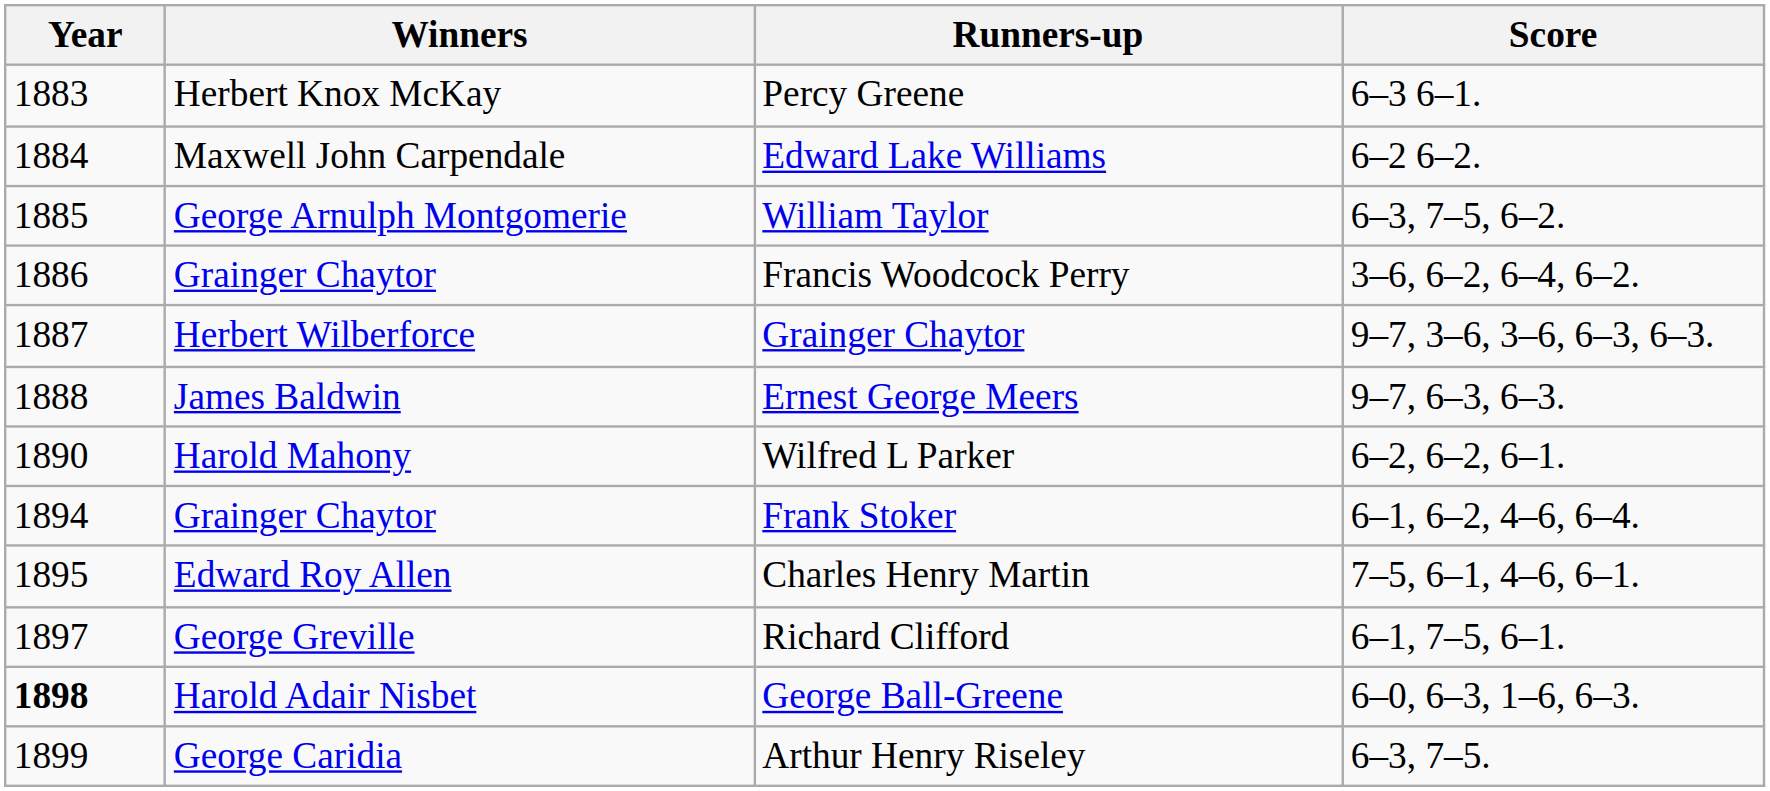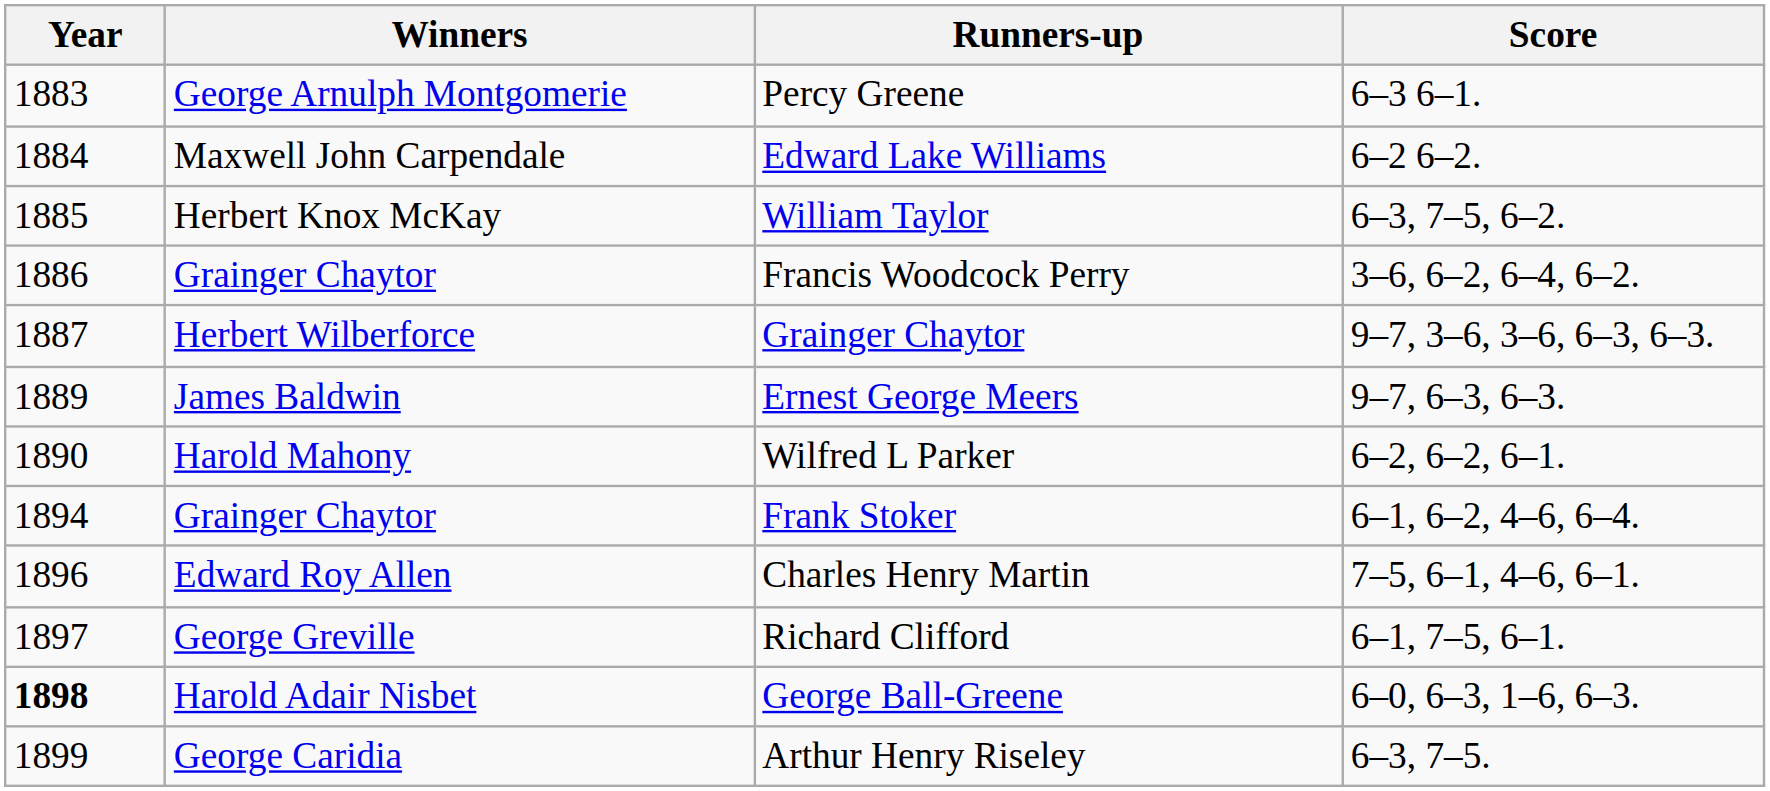(338, 94) Herbert Knox McKay -> (400, 94) George Arnulph Montgomerie
(400, 214) George Arnulph Montgomerie -> (338, 214) Herbert Knox McKay
(51, 394) 1888 -> (51, 394) 1889
(51, 575) 1895 -> (51, 575) 1896
